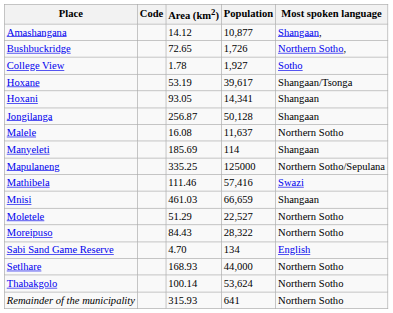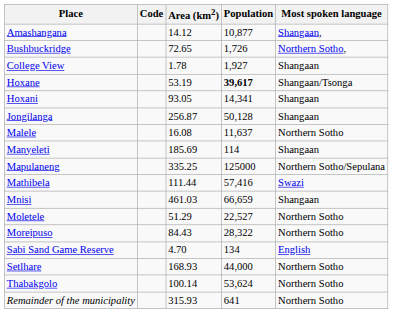(290, 65) Sotho -> (299, 65) Shangaan
(238, 82) normal -> (238, 82) bold
(182, 183) 111.46 -> (182, 183) 111.44
